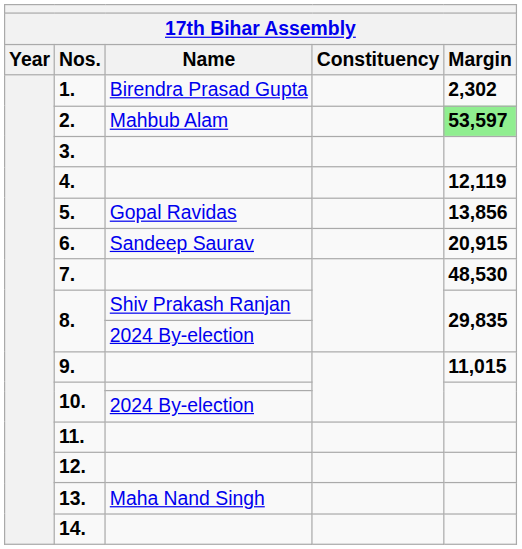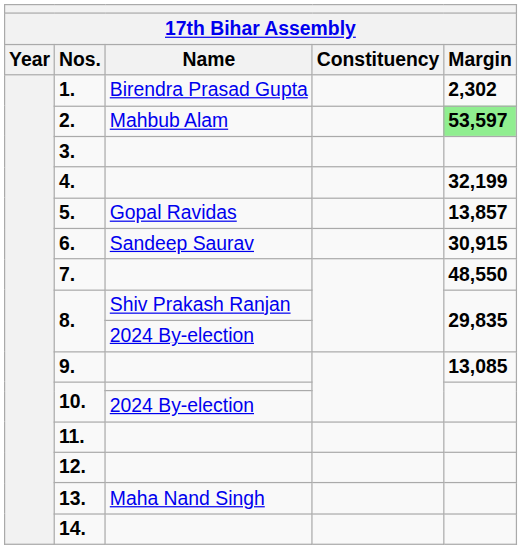(477, 182) 12,119 -> (478, 182) 32,199
(478, 212) 13,856 -> (478, 212) 13,857
(478, 243) 20,915 -> (478, 243) 30,915
(478, 274) 48,530 -> (478, 274) 48,550
(477, 366) 11,015 -> (478, 366) 13,085
